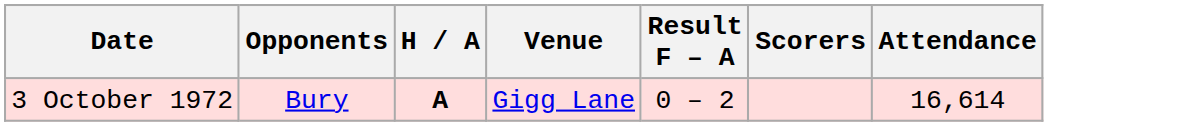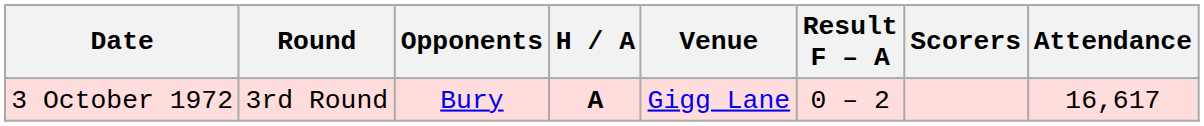+ column: (317, 42)
(958, 100) 16,614 -> (1113, 100) 16,617
